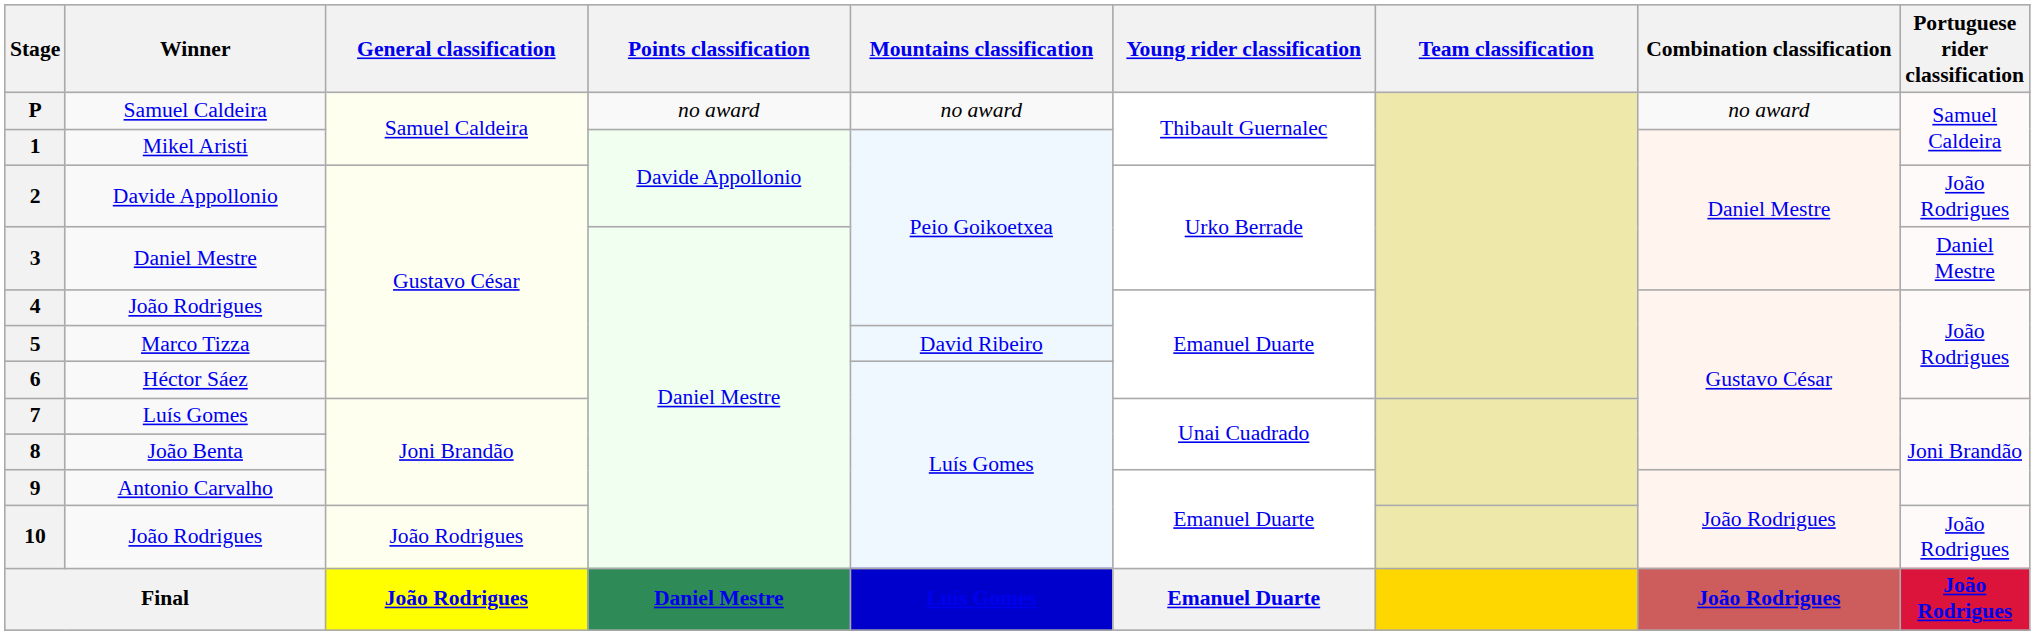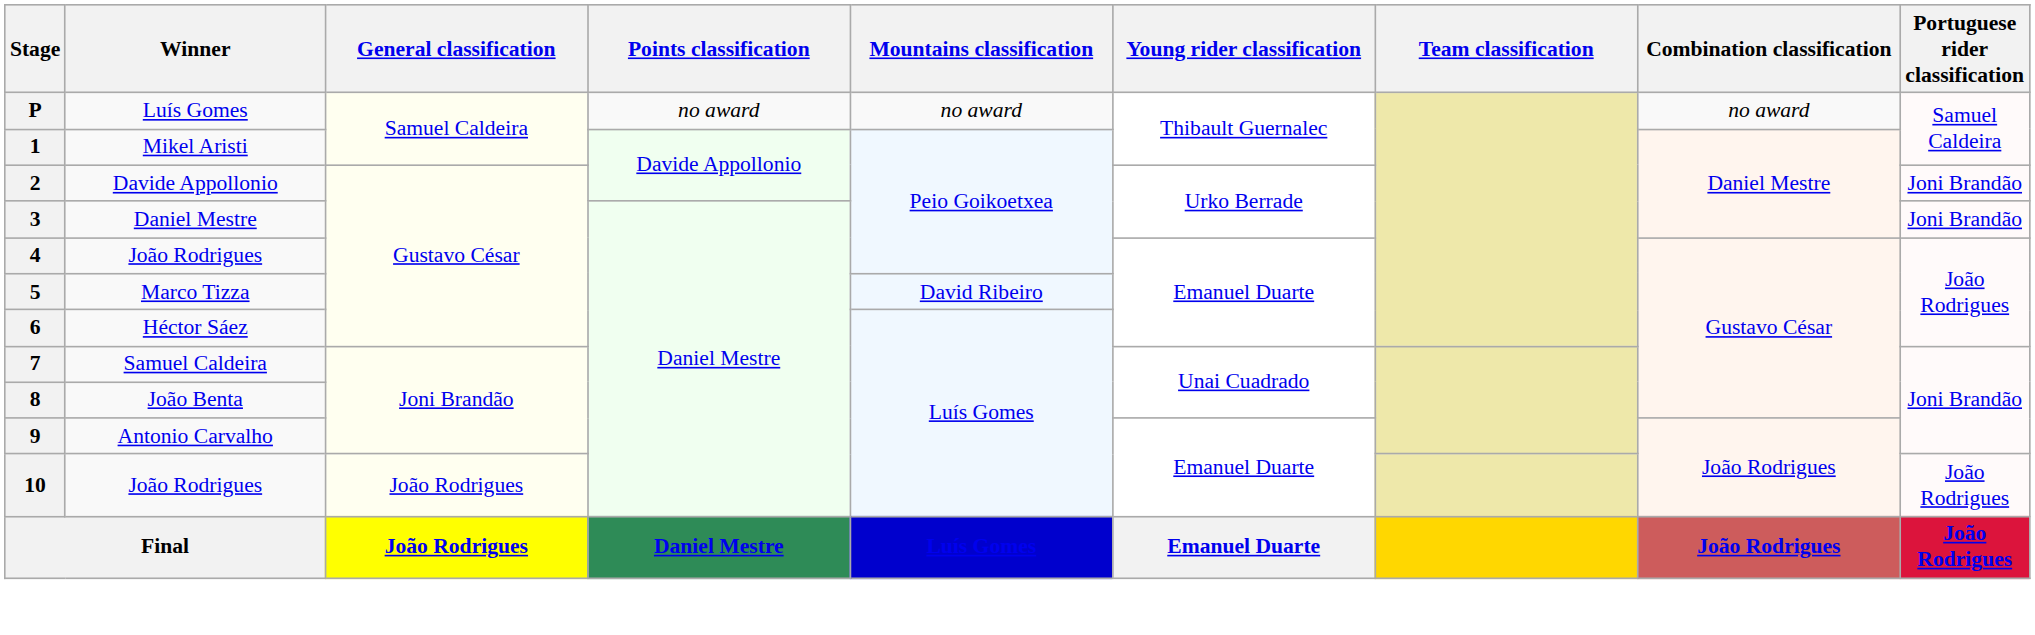(195, 110) Samuel Caldeira -> (195, 110) Luís Gomes
(1965, 196) João Rodrigues -> (1965, 183) Joni Brandão
(1965, 258) Daniel Mestre -> (1965, 219) Joni Brandão
(195, 415) Luís Gomes -> (195, 363) Samuel Caldeira
